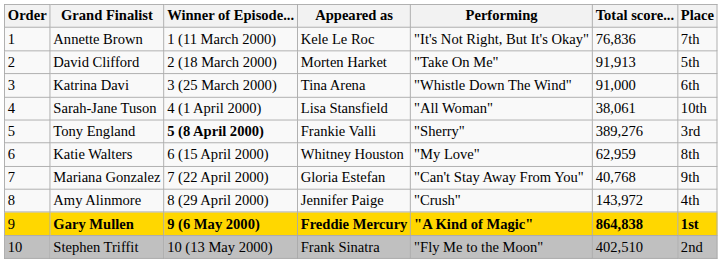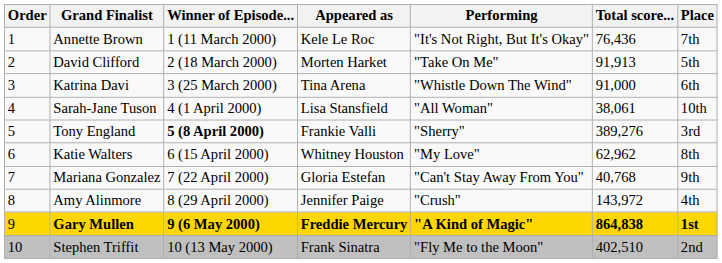(616, 39) 76,836 -> (616, 39) 76,436
(616, 154) 62,959 -> (616, 154) 62,962
